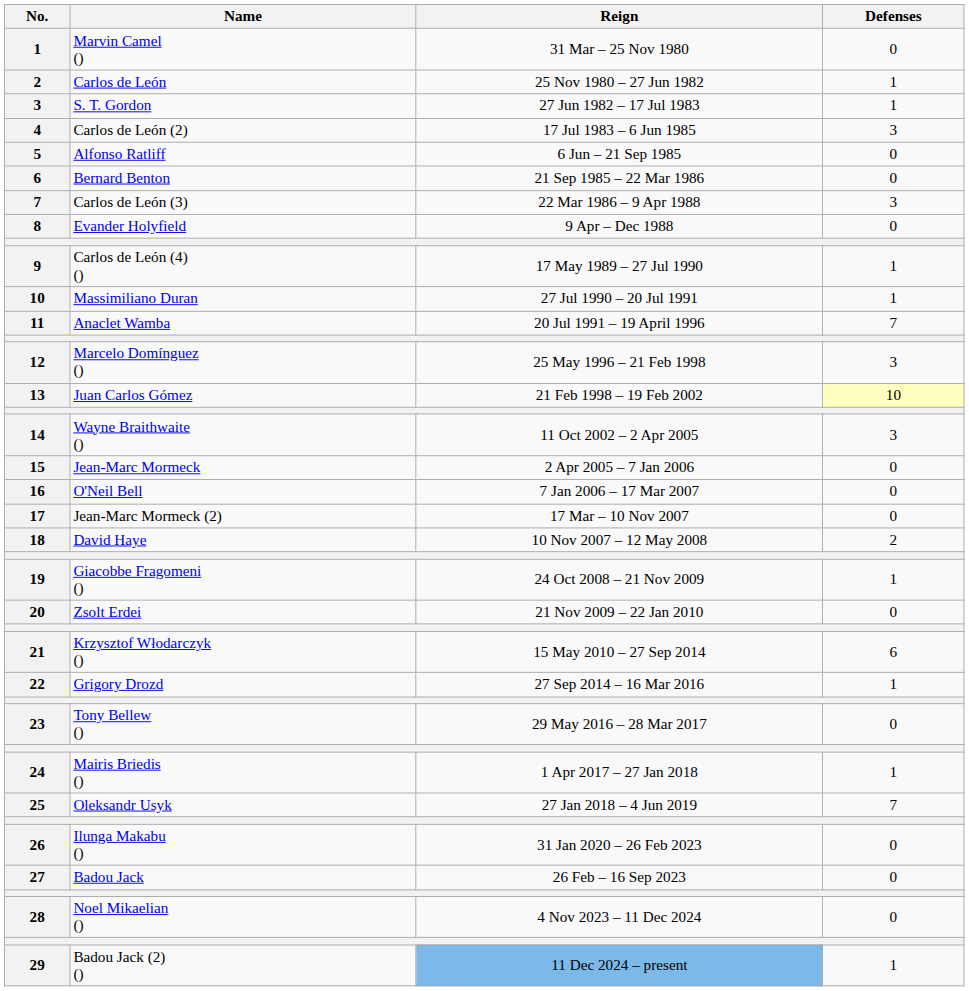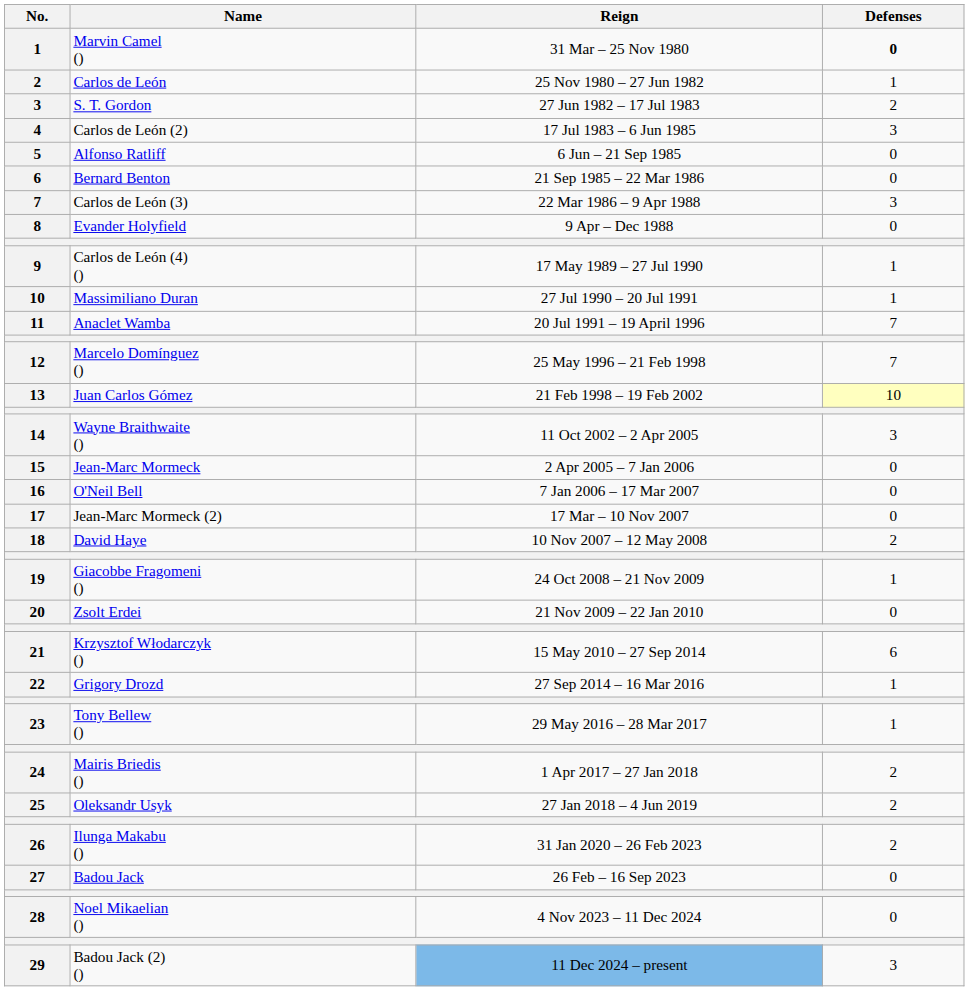(893, 49) normal -> (893, 49) bold
(893, 105) 1 -> (893, 105) 2
(893, 362) 3 -> (893, 362) 7
(893, 724) 0 -> (893, 724) 1
(893, 772) 1 -> (893, 772) 2
(893, 805) 7 -> (893, 805) 2
(893, 844) 0 -> (893, 844) 2
(893, 965) 1 -> (893, 965) 3
